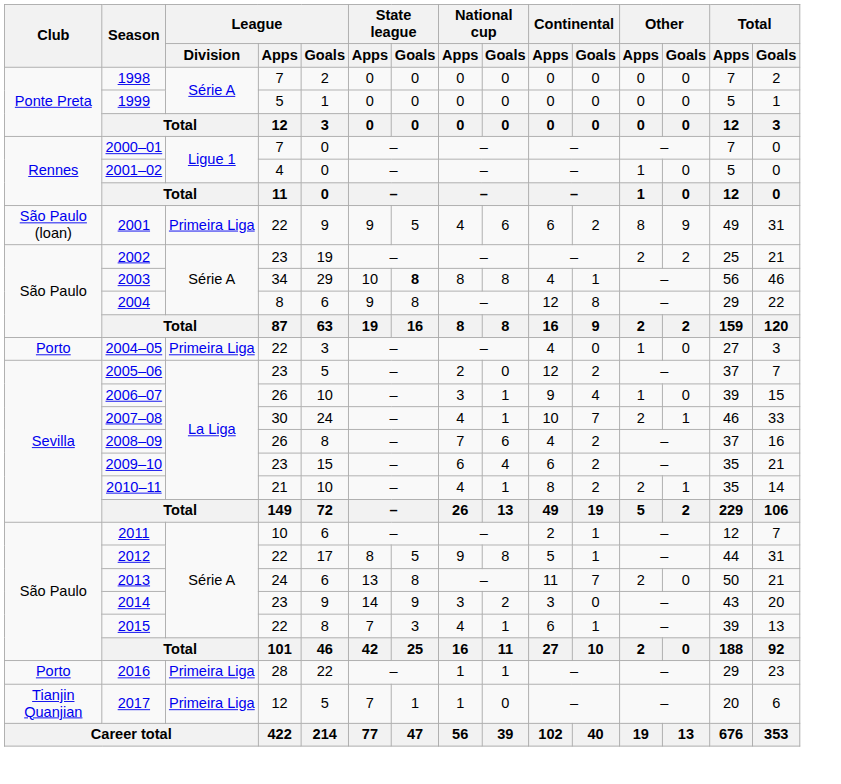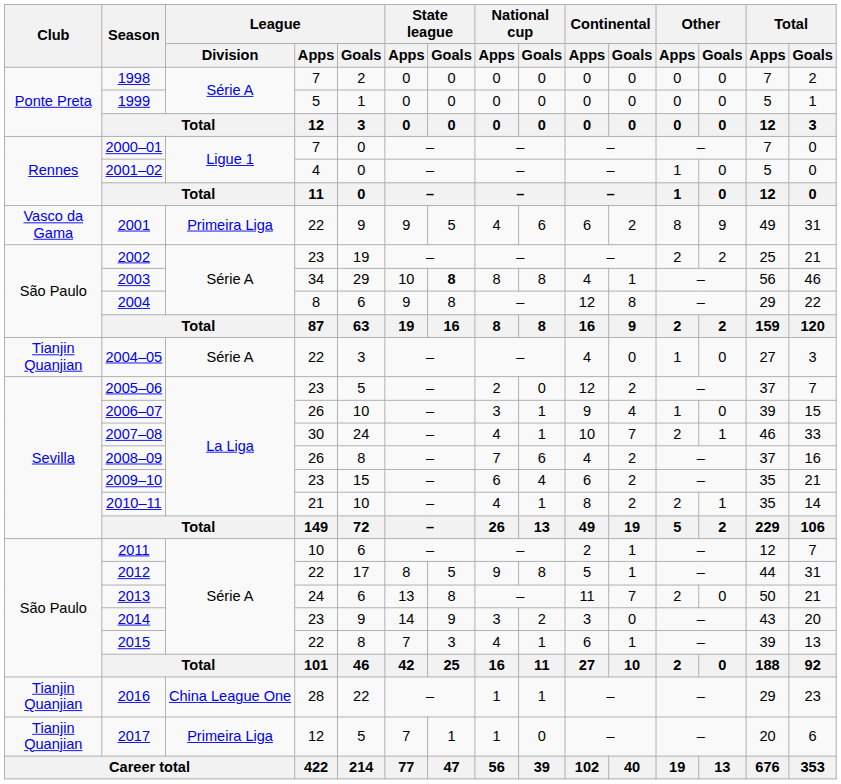(53, 225) São Paulo (loan) -> (53, 225) Vasco da Gama
(53, 348) Porto -> (53, 357) Tianjin Quanjian
(212, 348) Primeira Liga -> (230, 357) Série A
(53, 672) Porto -> (53, 696) Tianjin Quanjian
(212, 672) Primeira Liga -> (230, 696) China League One
